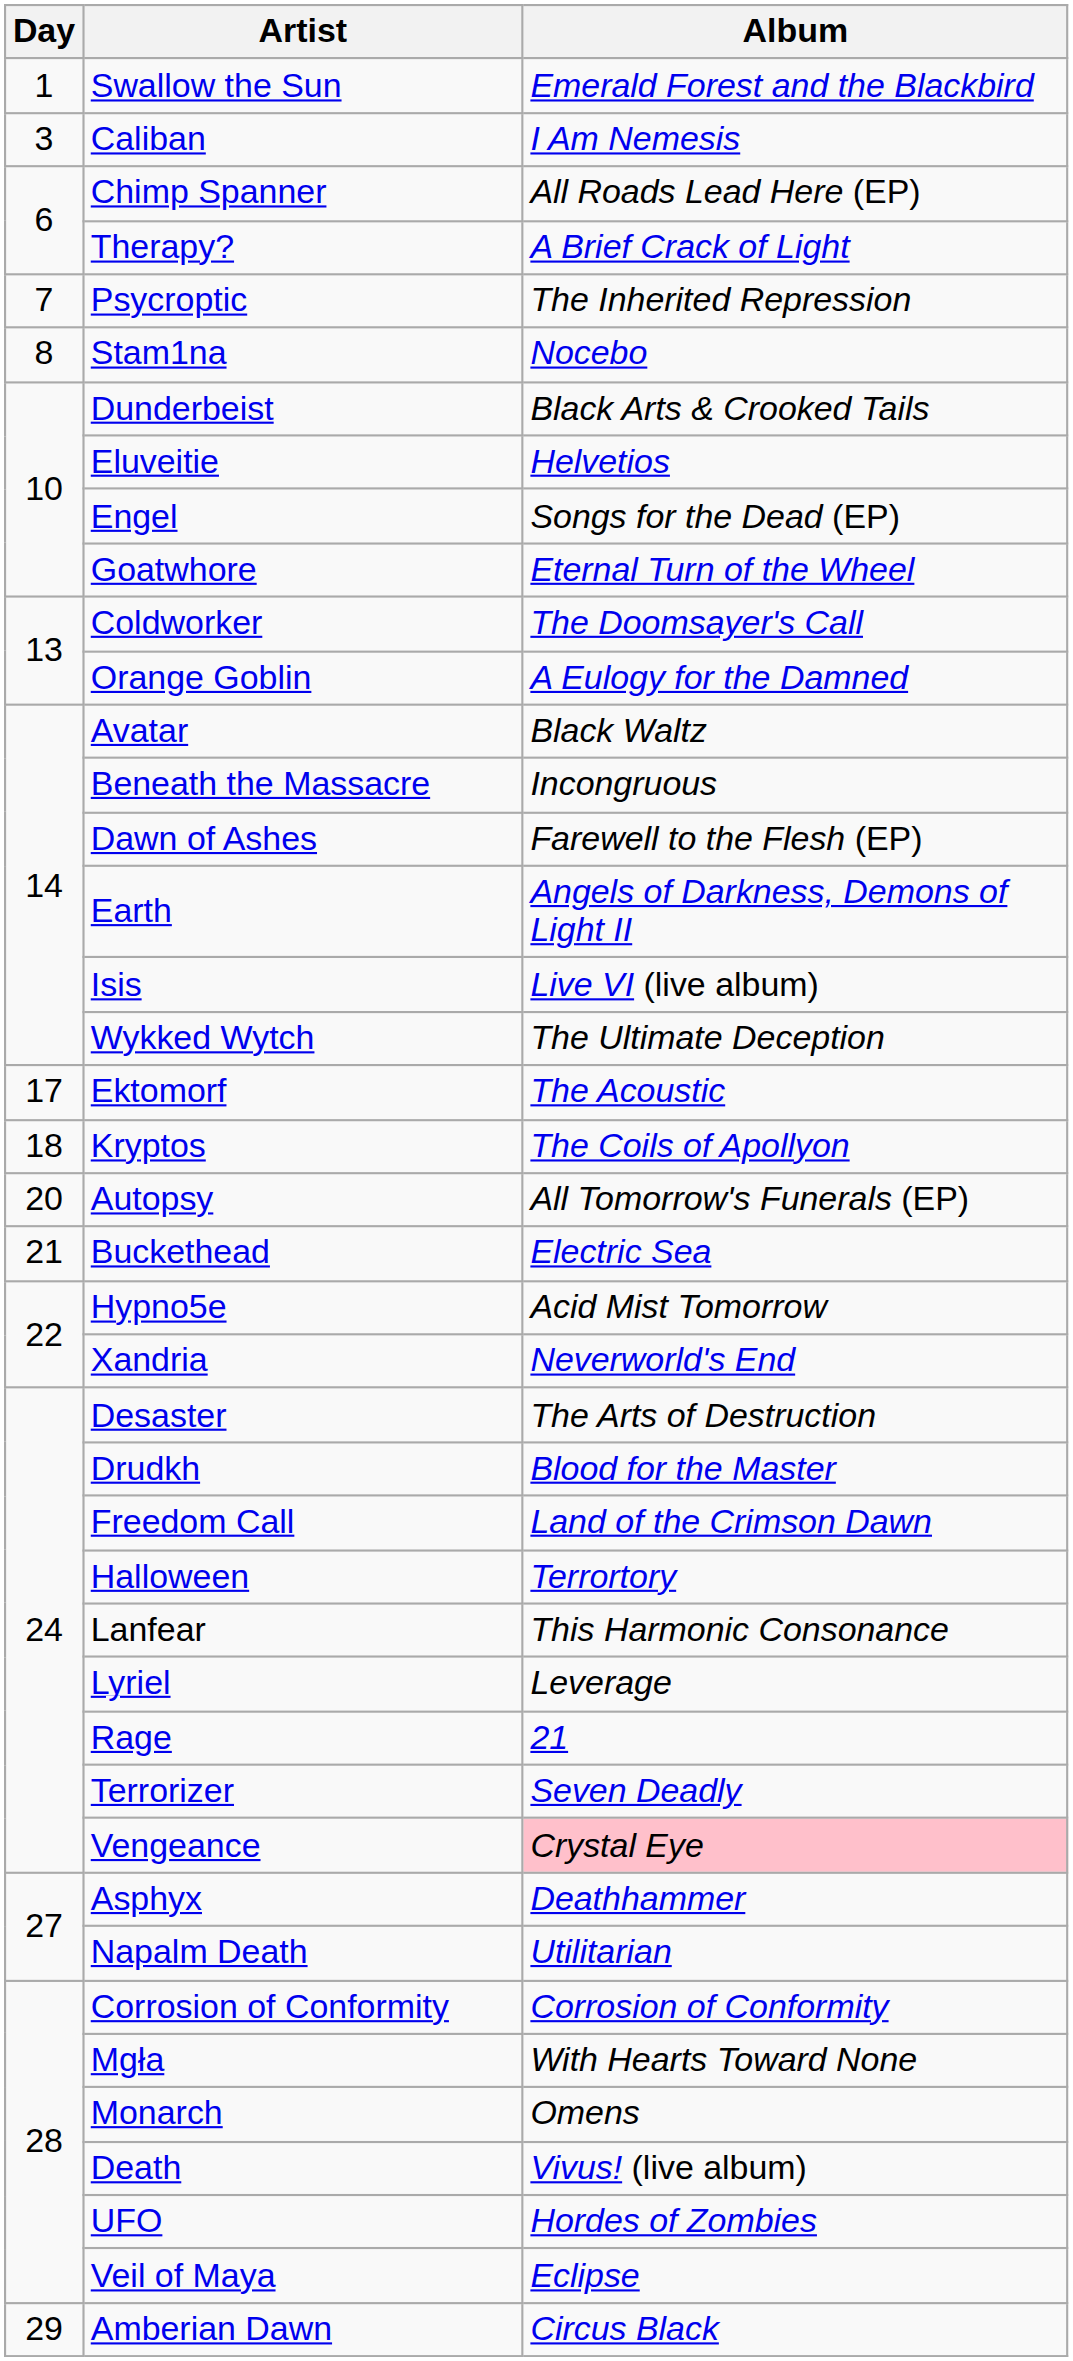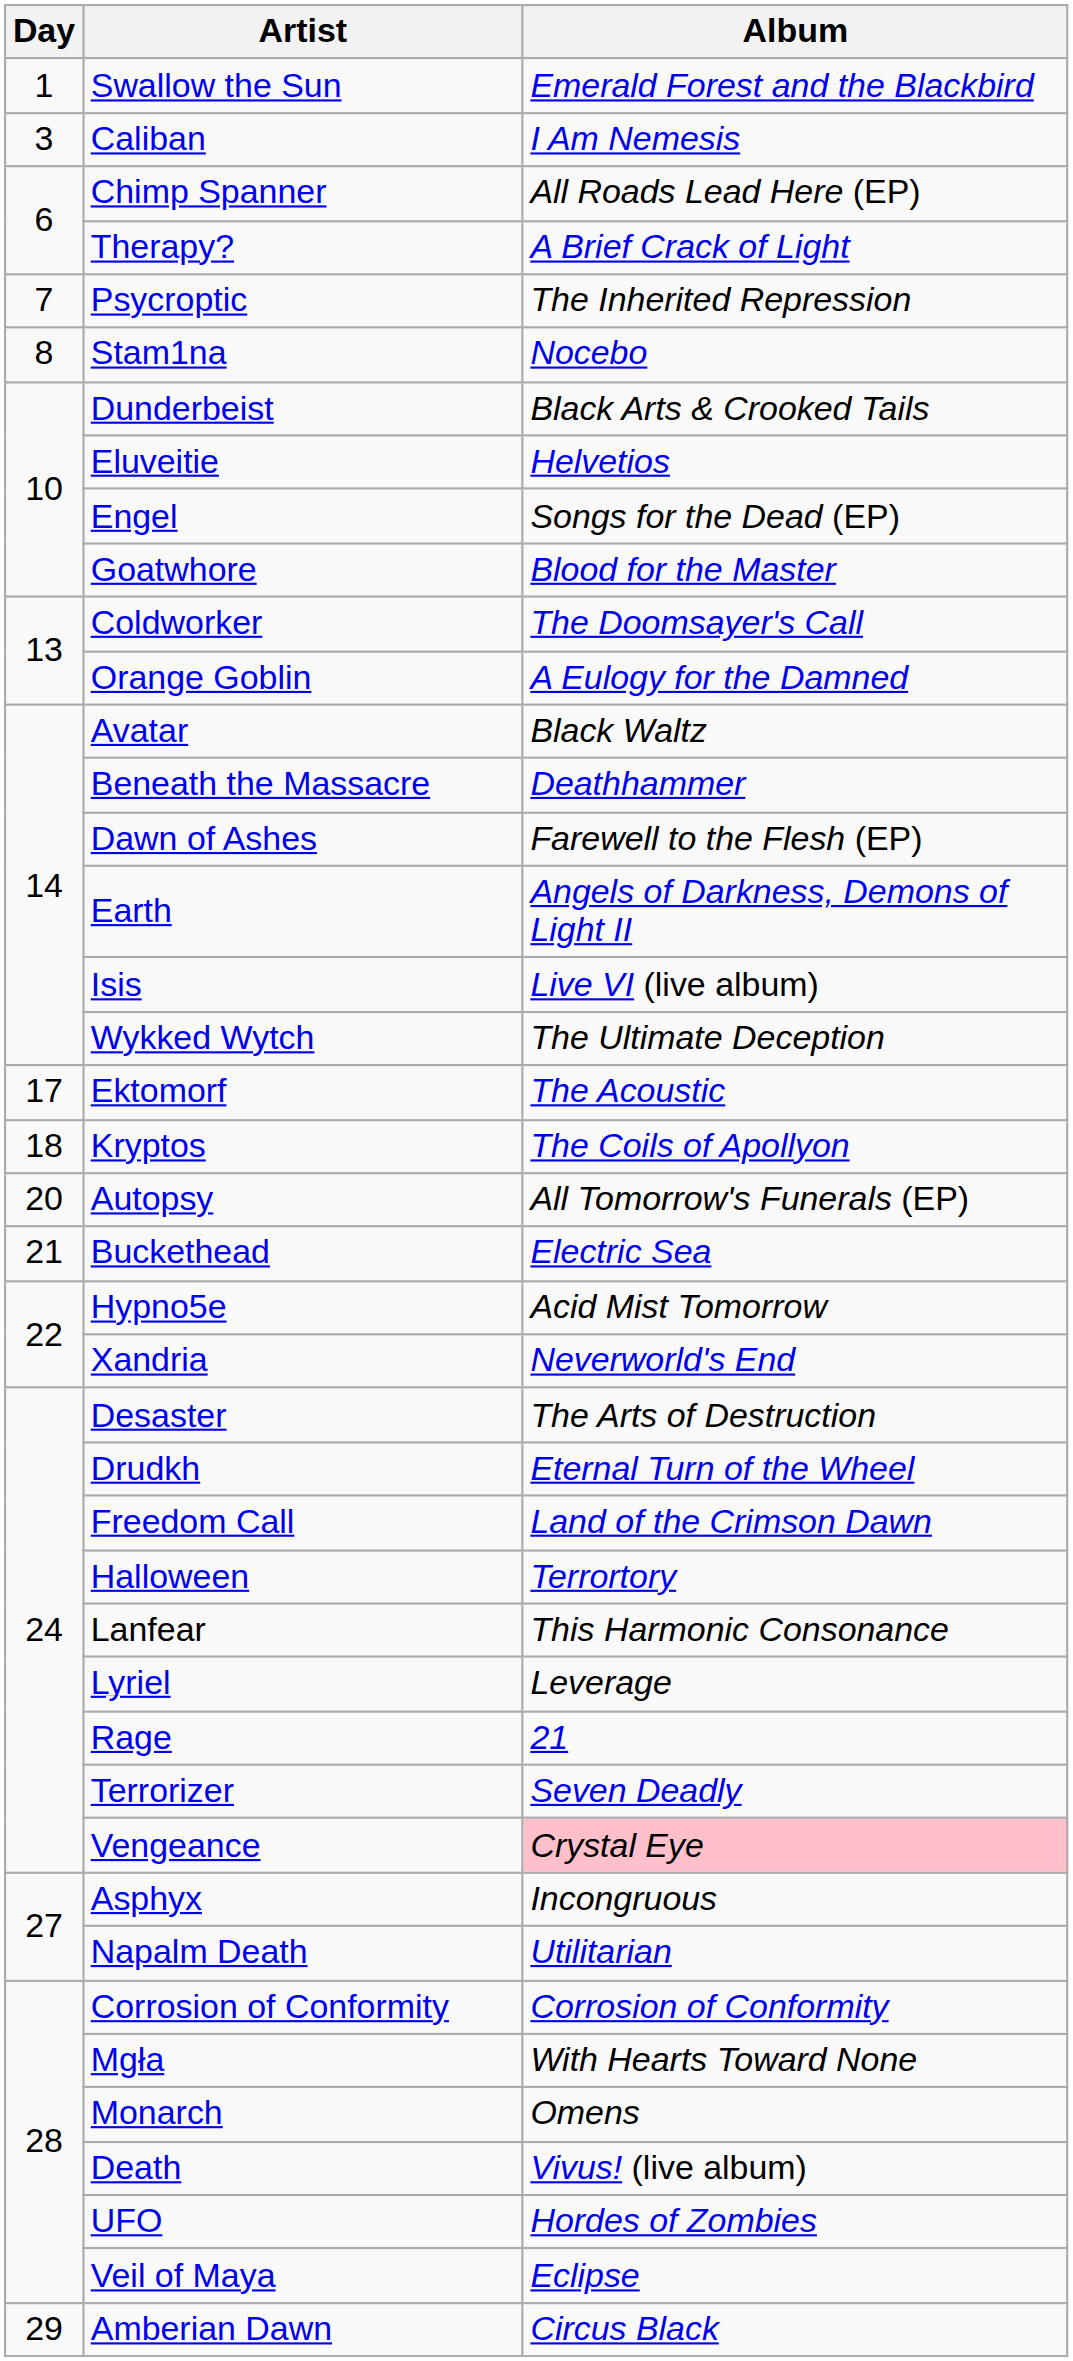(722, 569) Eternal Turn of the Wheel -> (683, 569) Blood for the Master
(624, 784) Incongruous -> (638, 784) Deathhammer
(683, 1468) Blood for the Master -> (722, 1468) Eternal Turn of the Wheel
(638, 1898) Deathhammer -> (624, 1898) Incongruous
